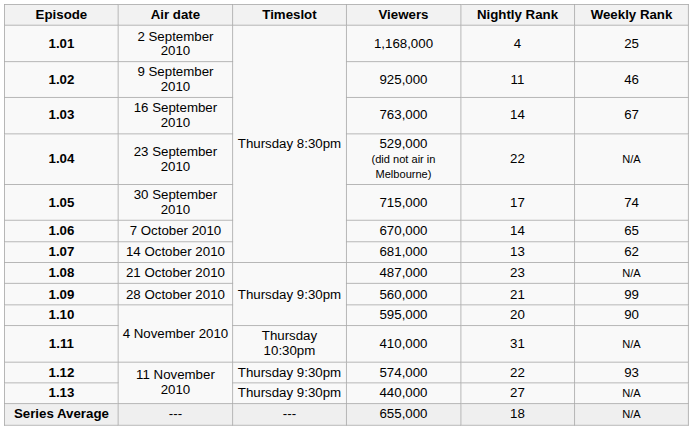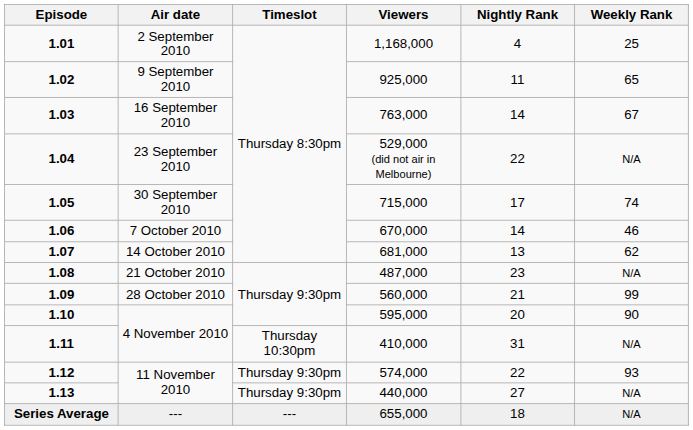(632, 79) 46 -> (632, 79) 65
(632, 231) 65 -> (632, 231) 46
